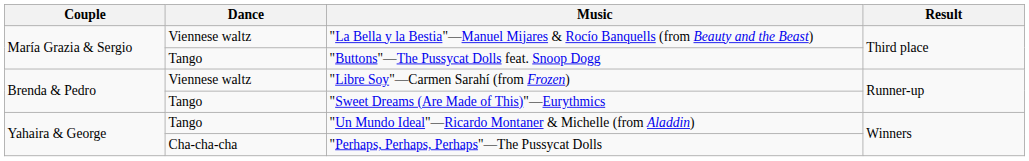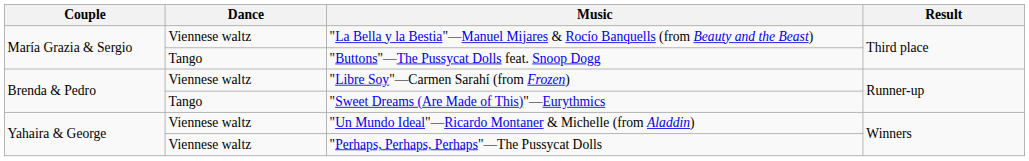(185, 123) Tango -> (210, 123) Viennese waltz
(203, 144) Cha-cha-cha -> (210, 144) Viennese waltz
